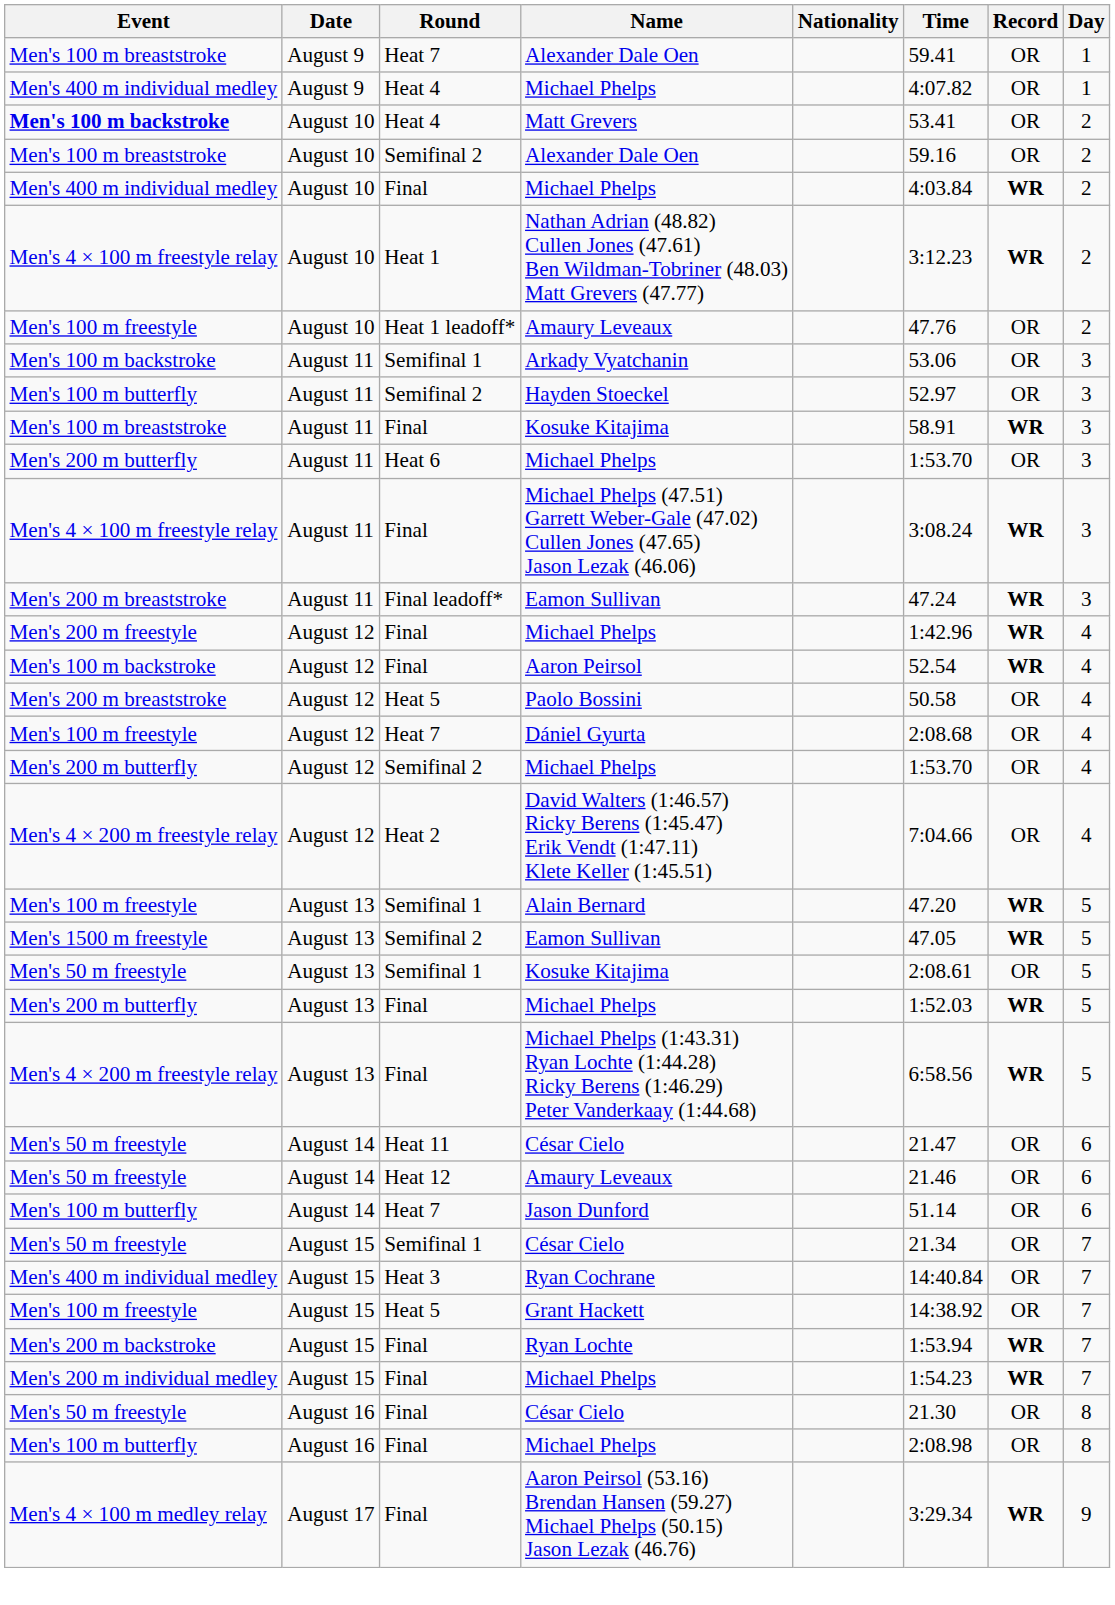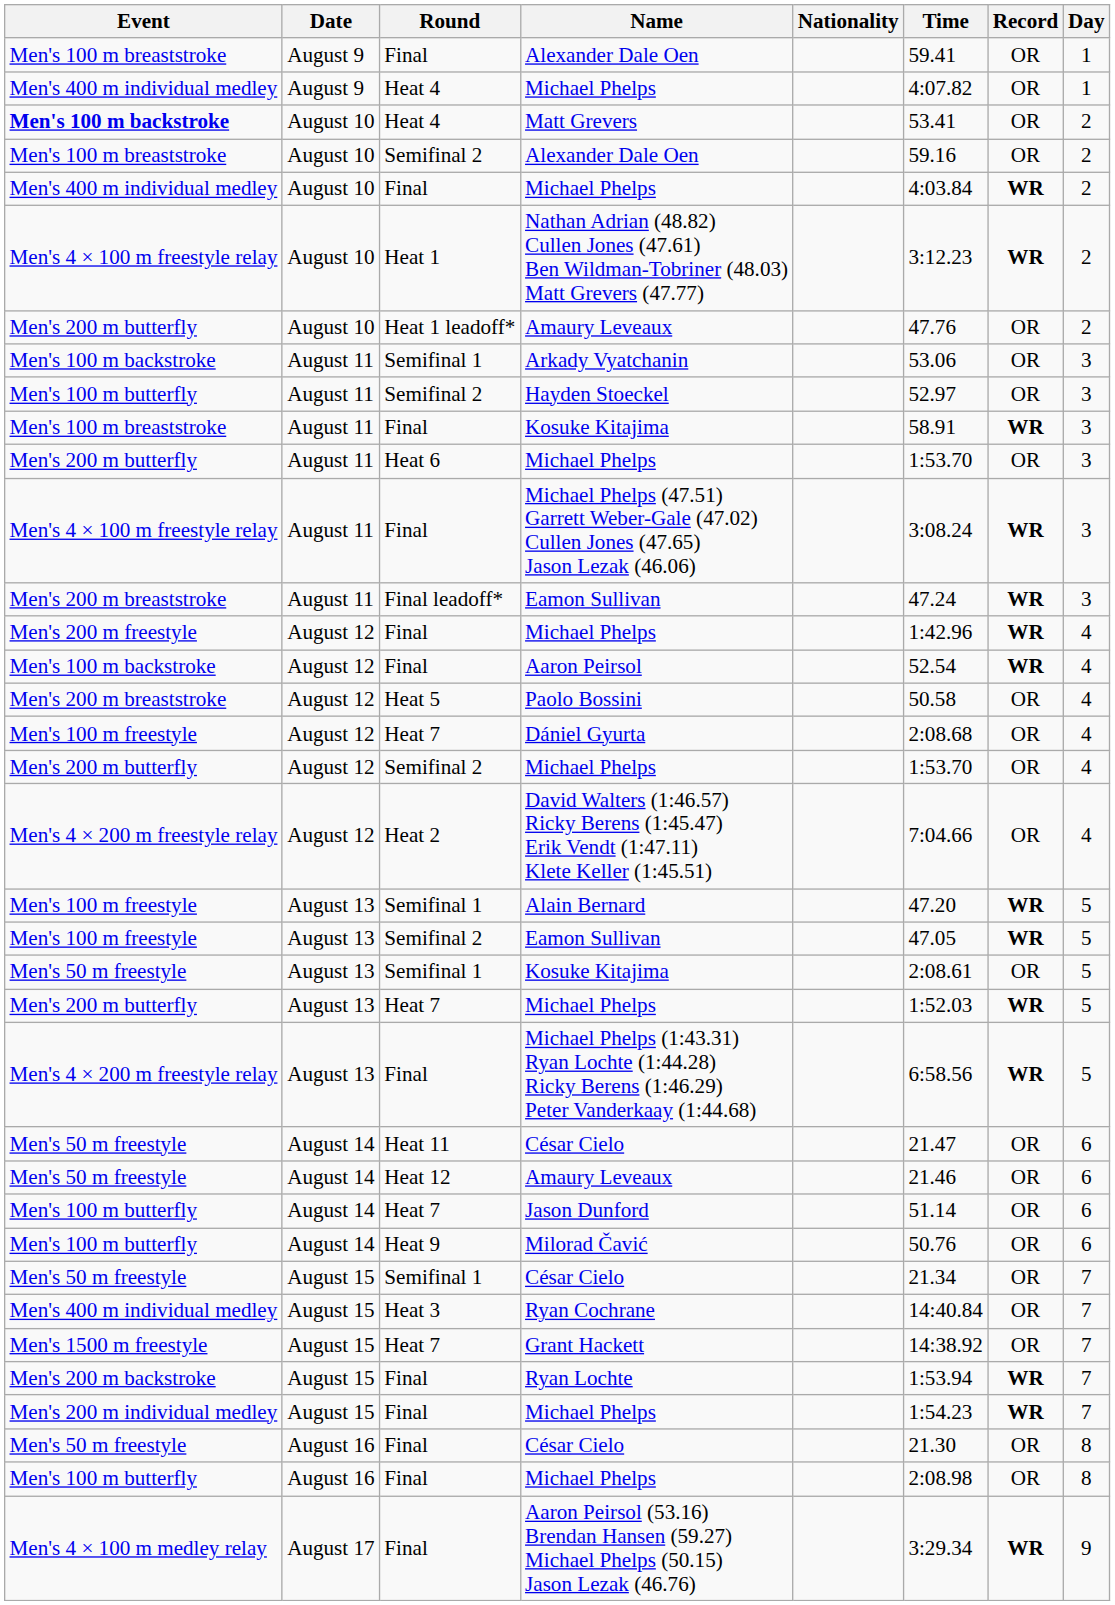(412, 54) Heat 7 -> (406, 54) Final
(103, 326) Men's 100 m freestyle -> (103, 326) Men's 200 m butterfly
(109, 938) Men's 1500 m freestyle -> (103, 938) Men's 100 m freestyle
(406, 1005) Final -> (412, 1005) Heat 7
+ row: (331, 1244)
(103, 1311) Men's 100 m freestyle -> (109, 1344) Men's 1500 m freestyle
(412, 1311) Heat 5 -> (412, 1344) Heat 7
